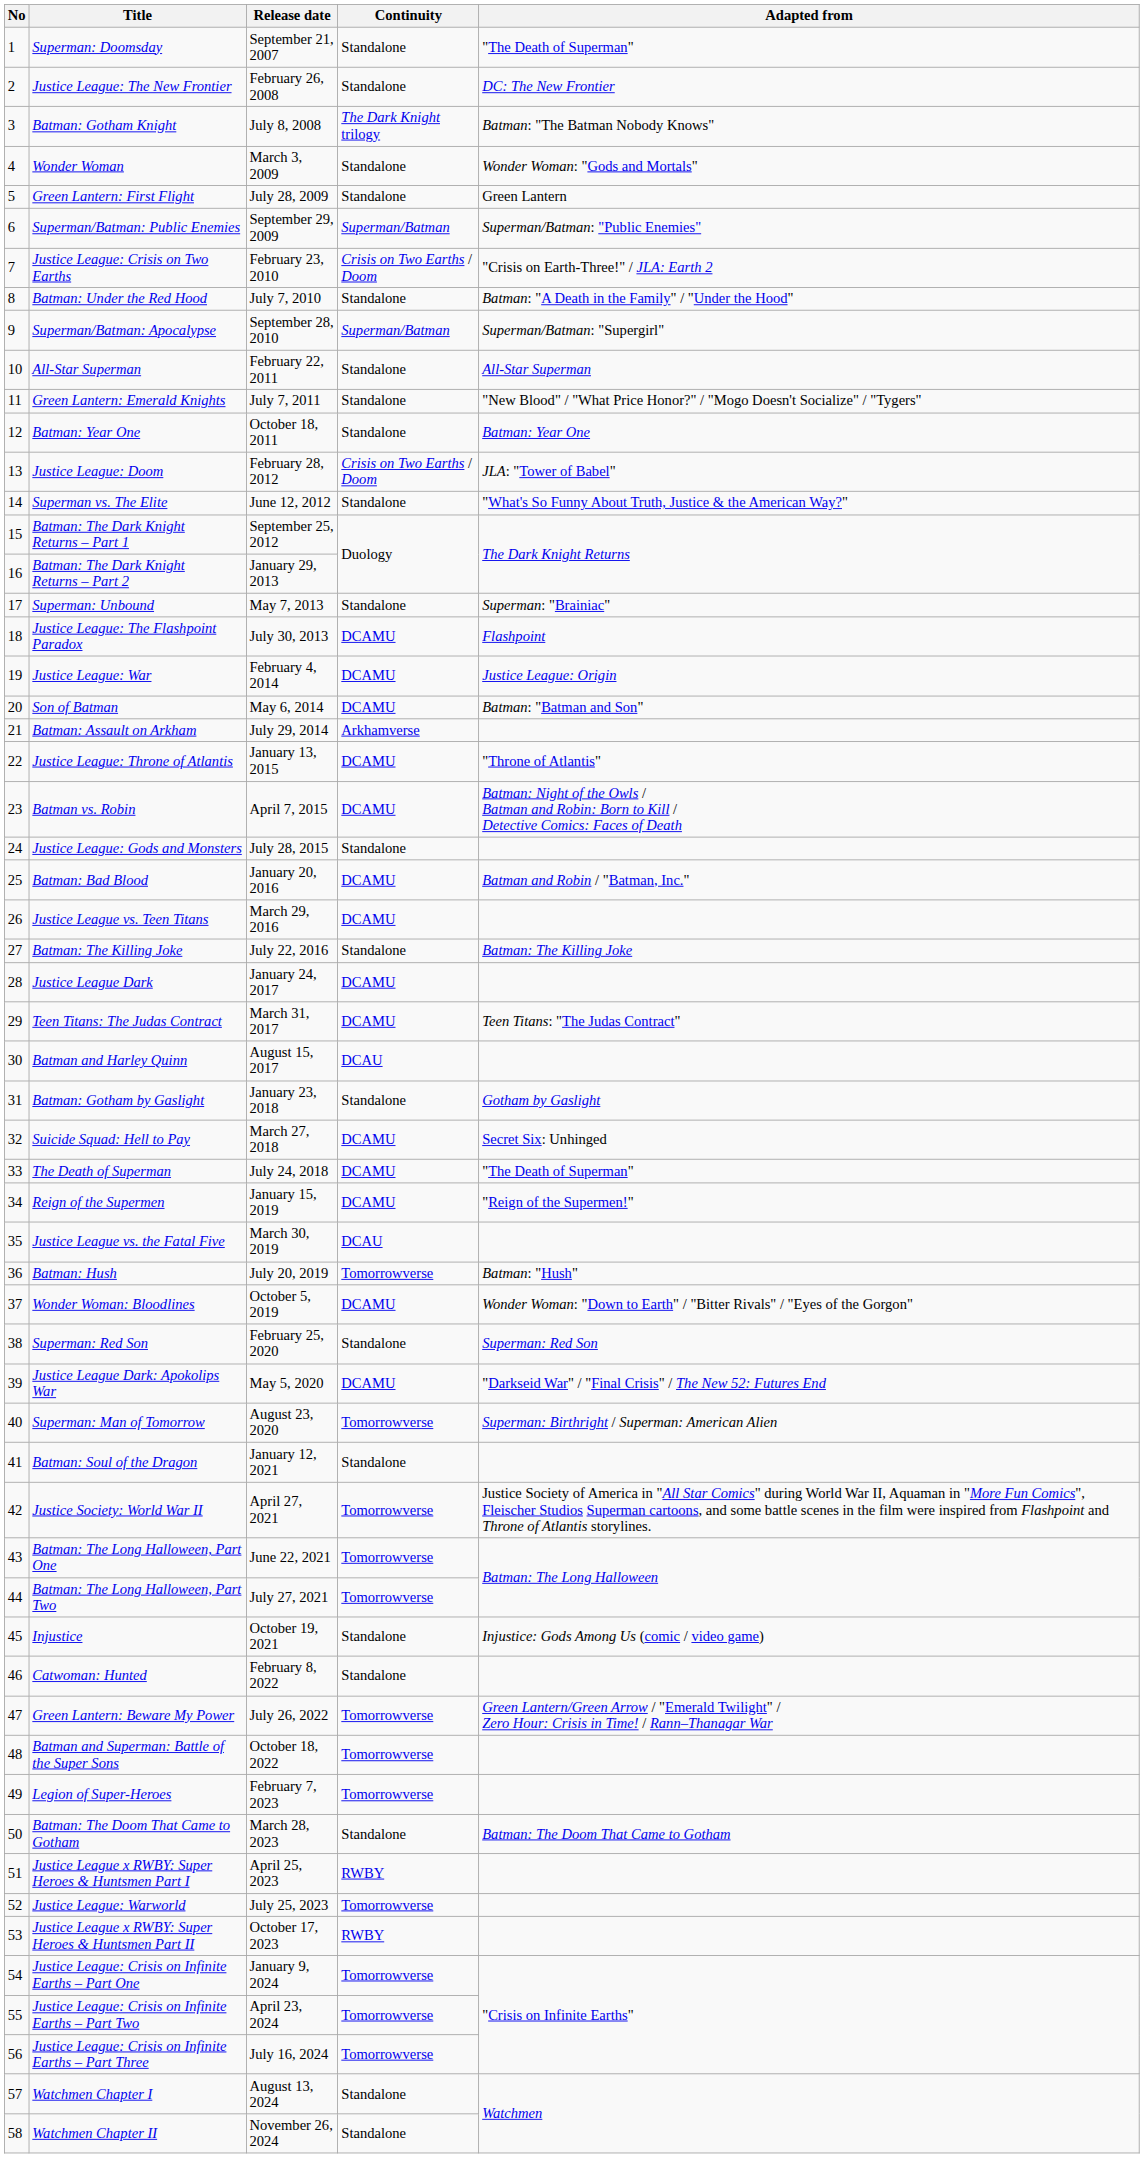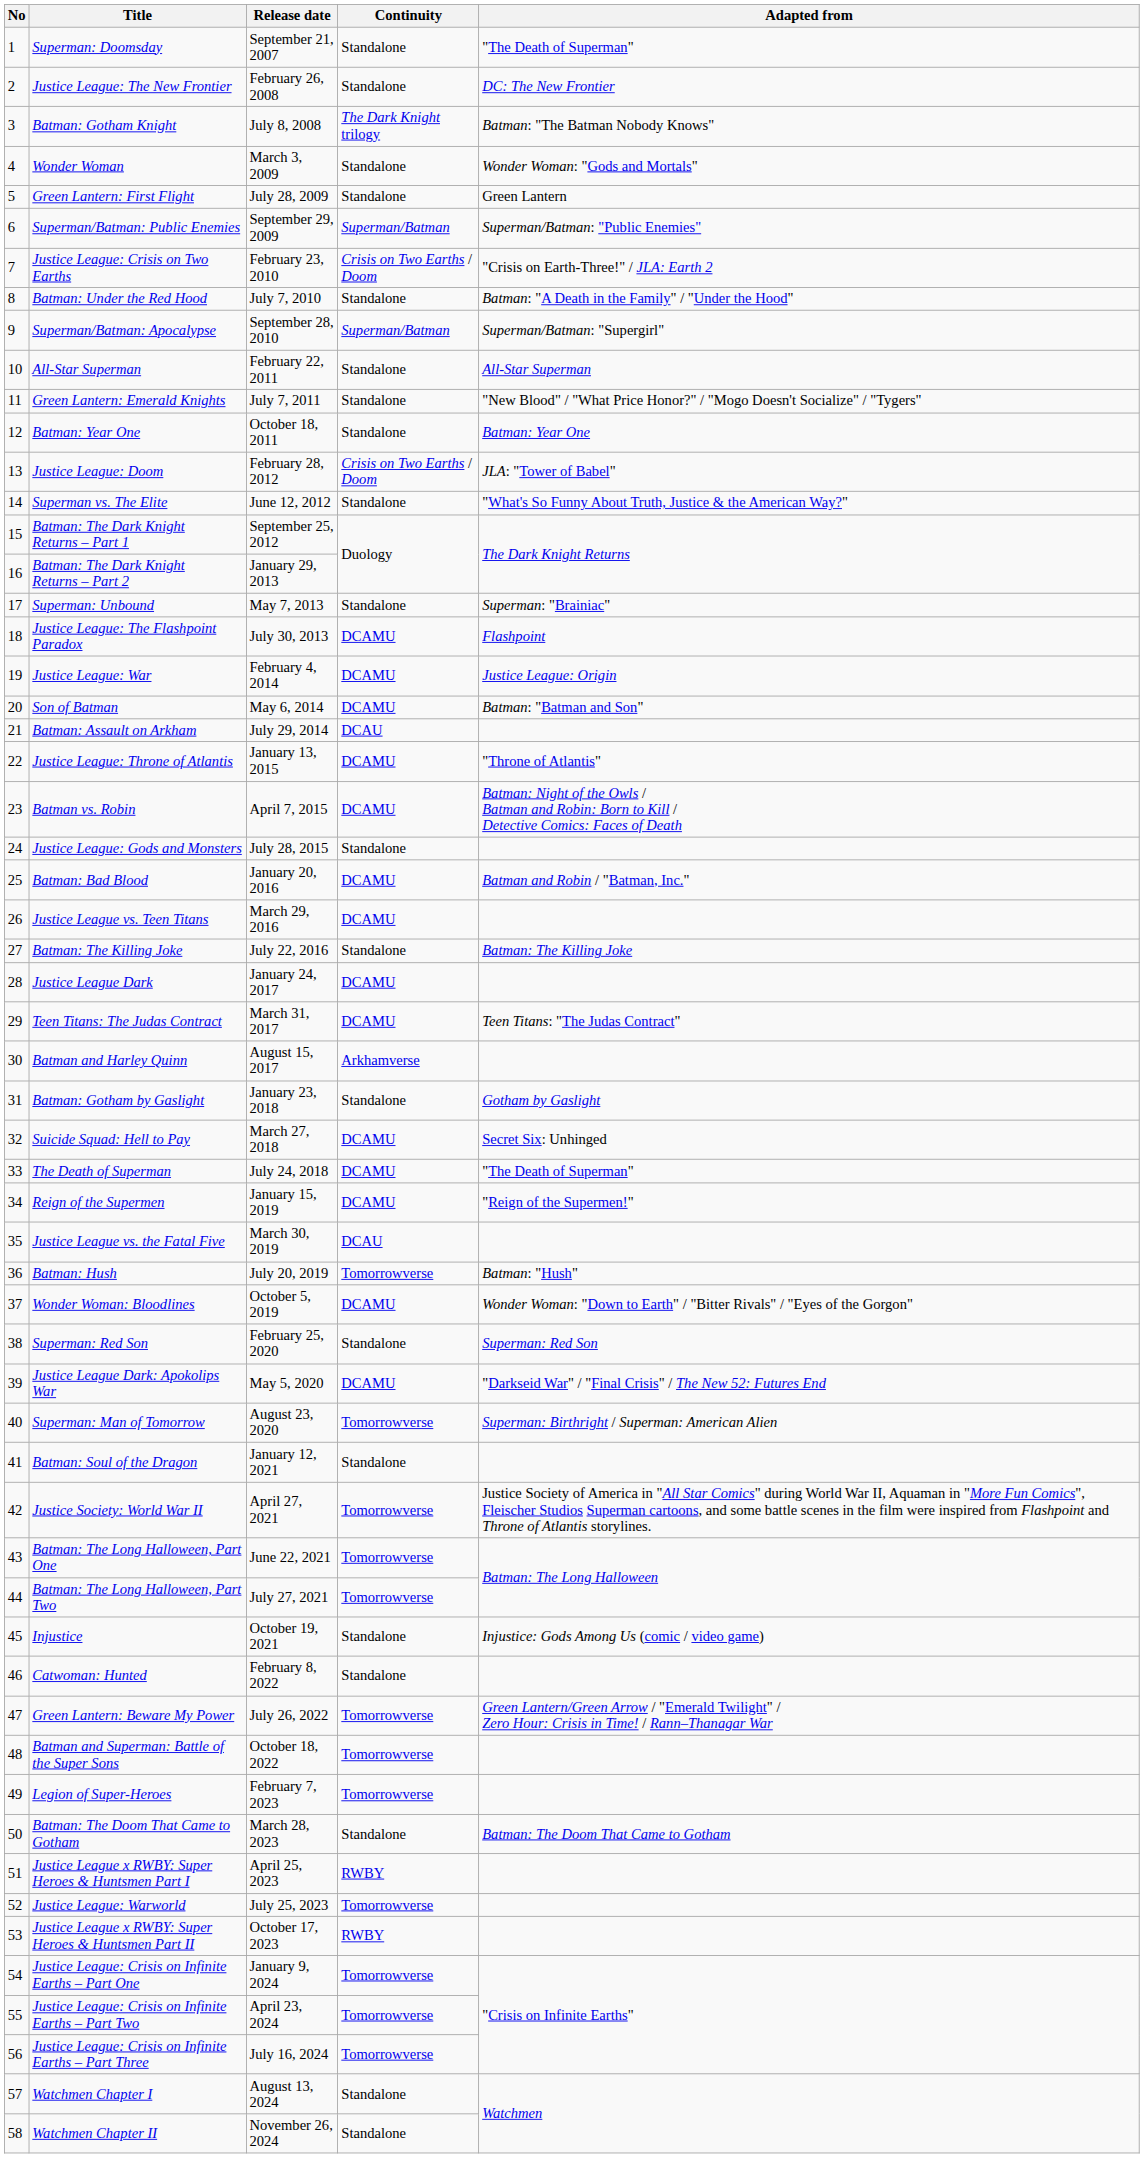(381, 730) Arkhamverse -> (362, 730) DCAU
(362, 1060) DCAU -> (381, 1060) Arkhamverse
